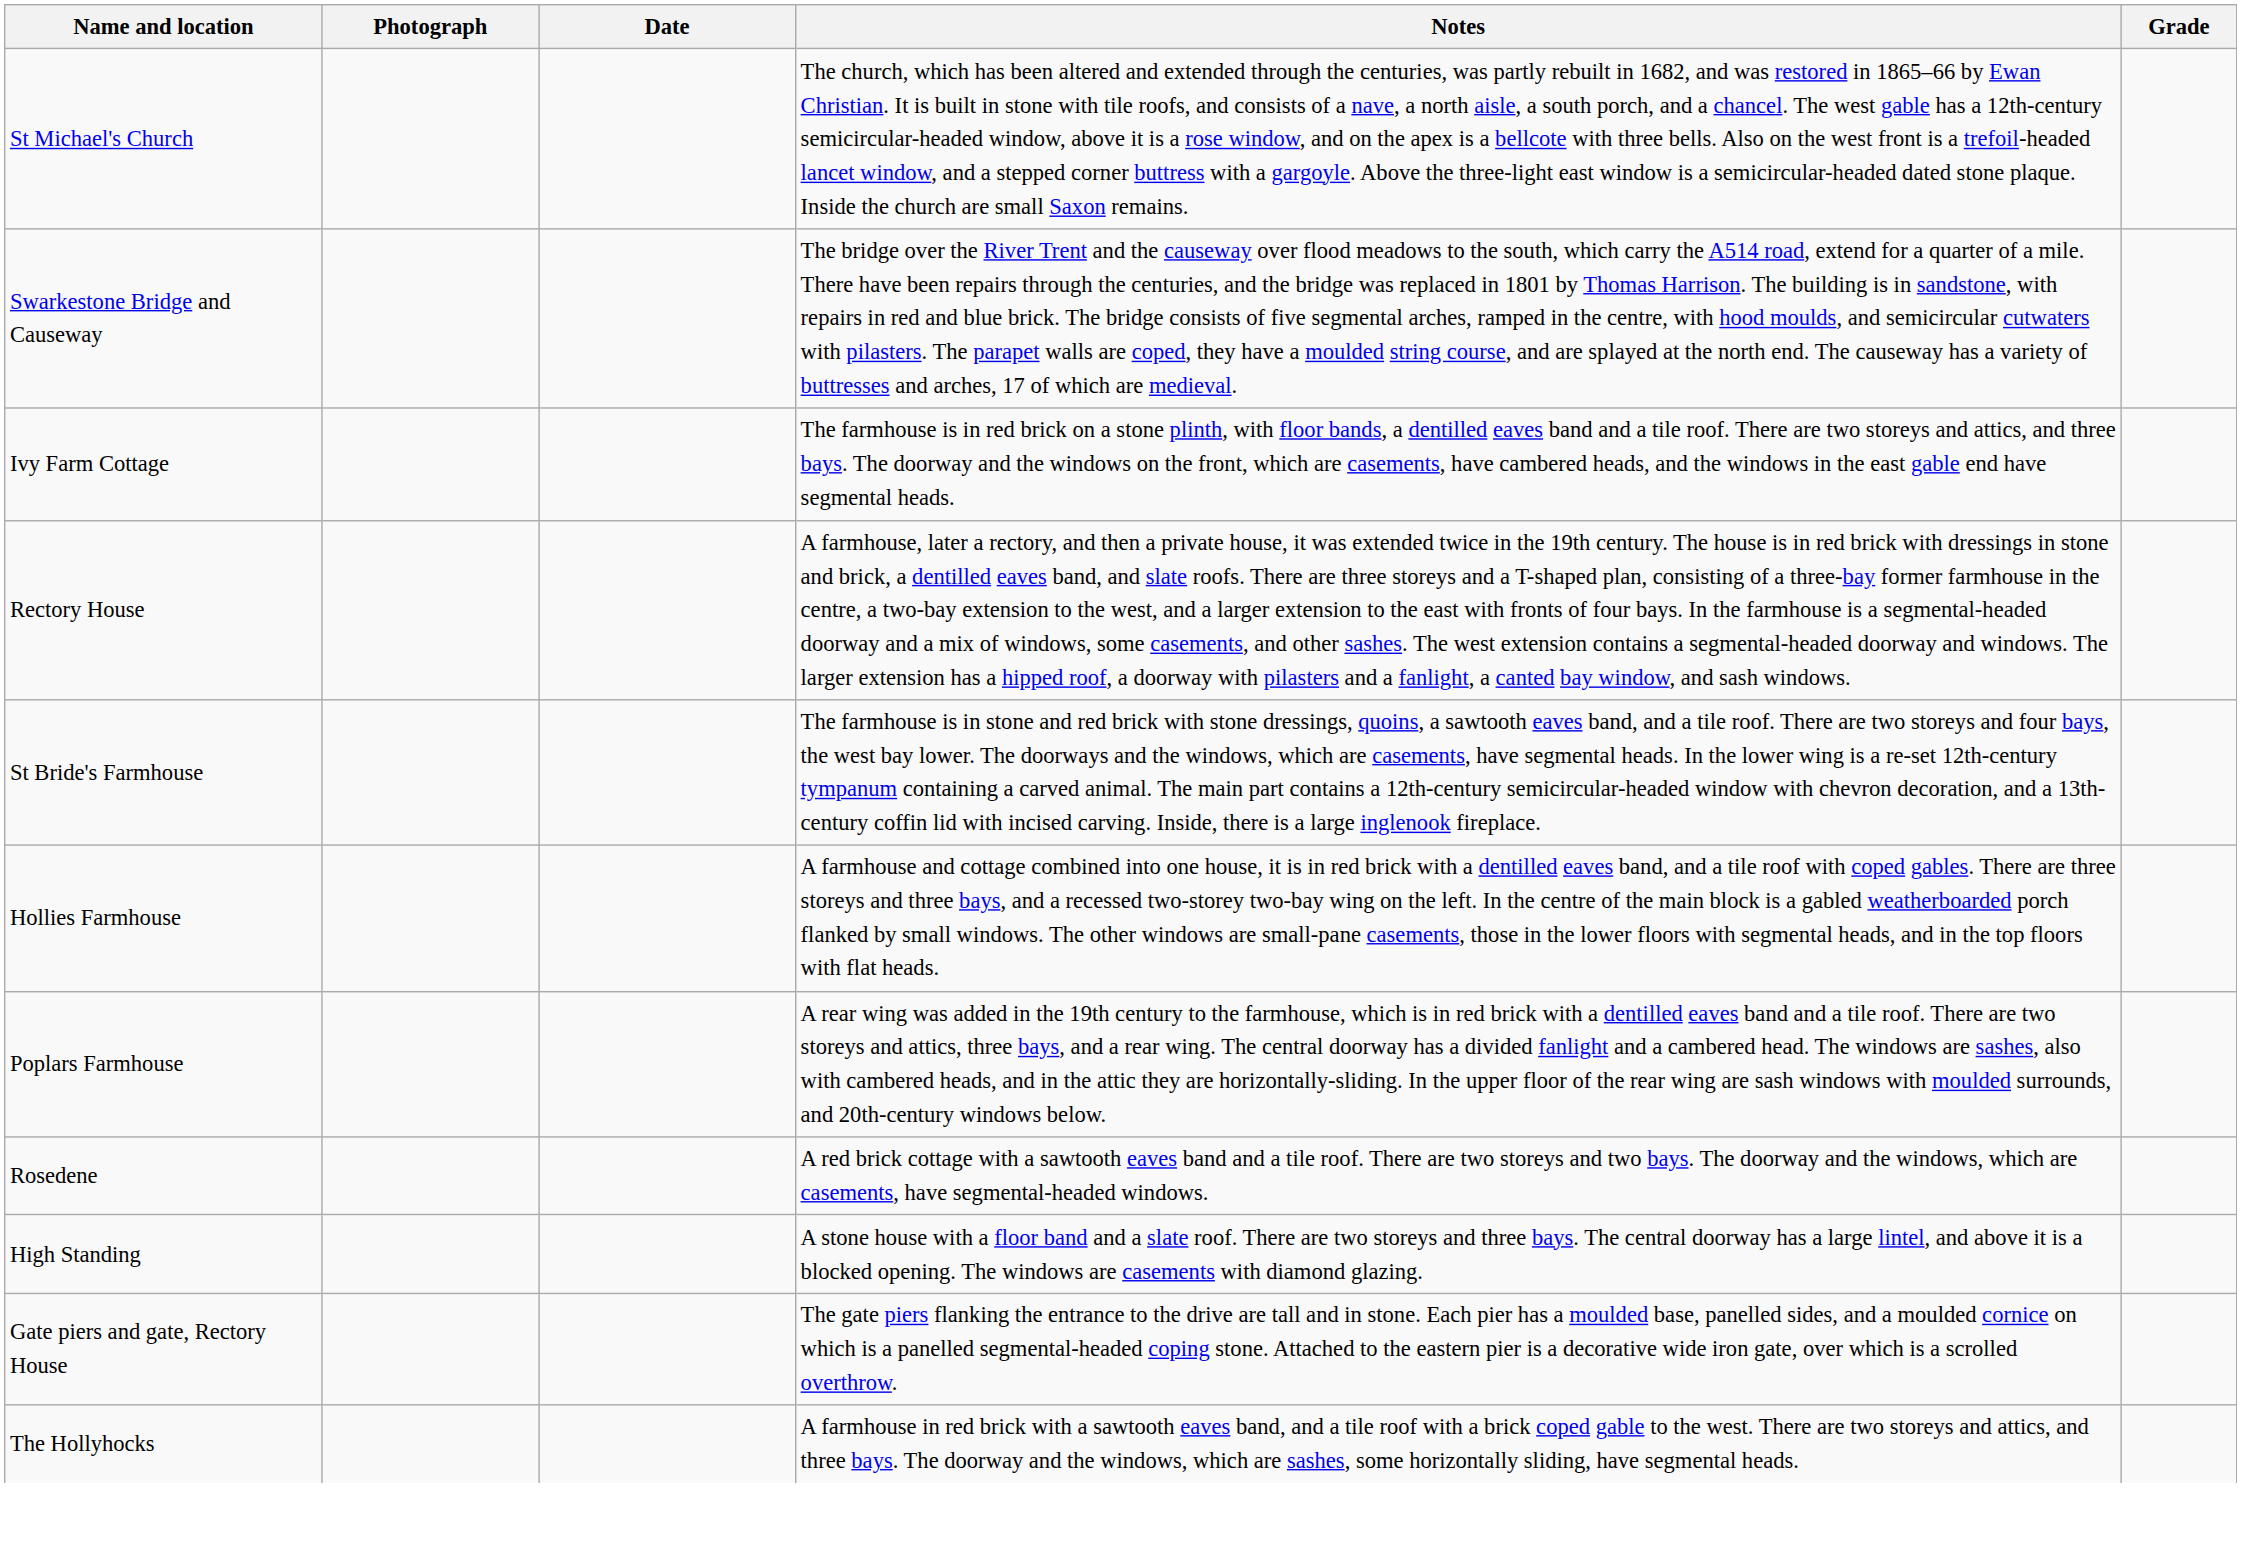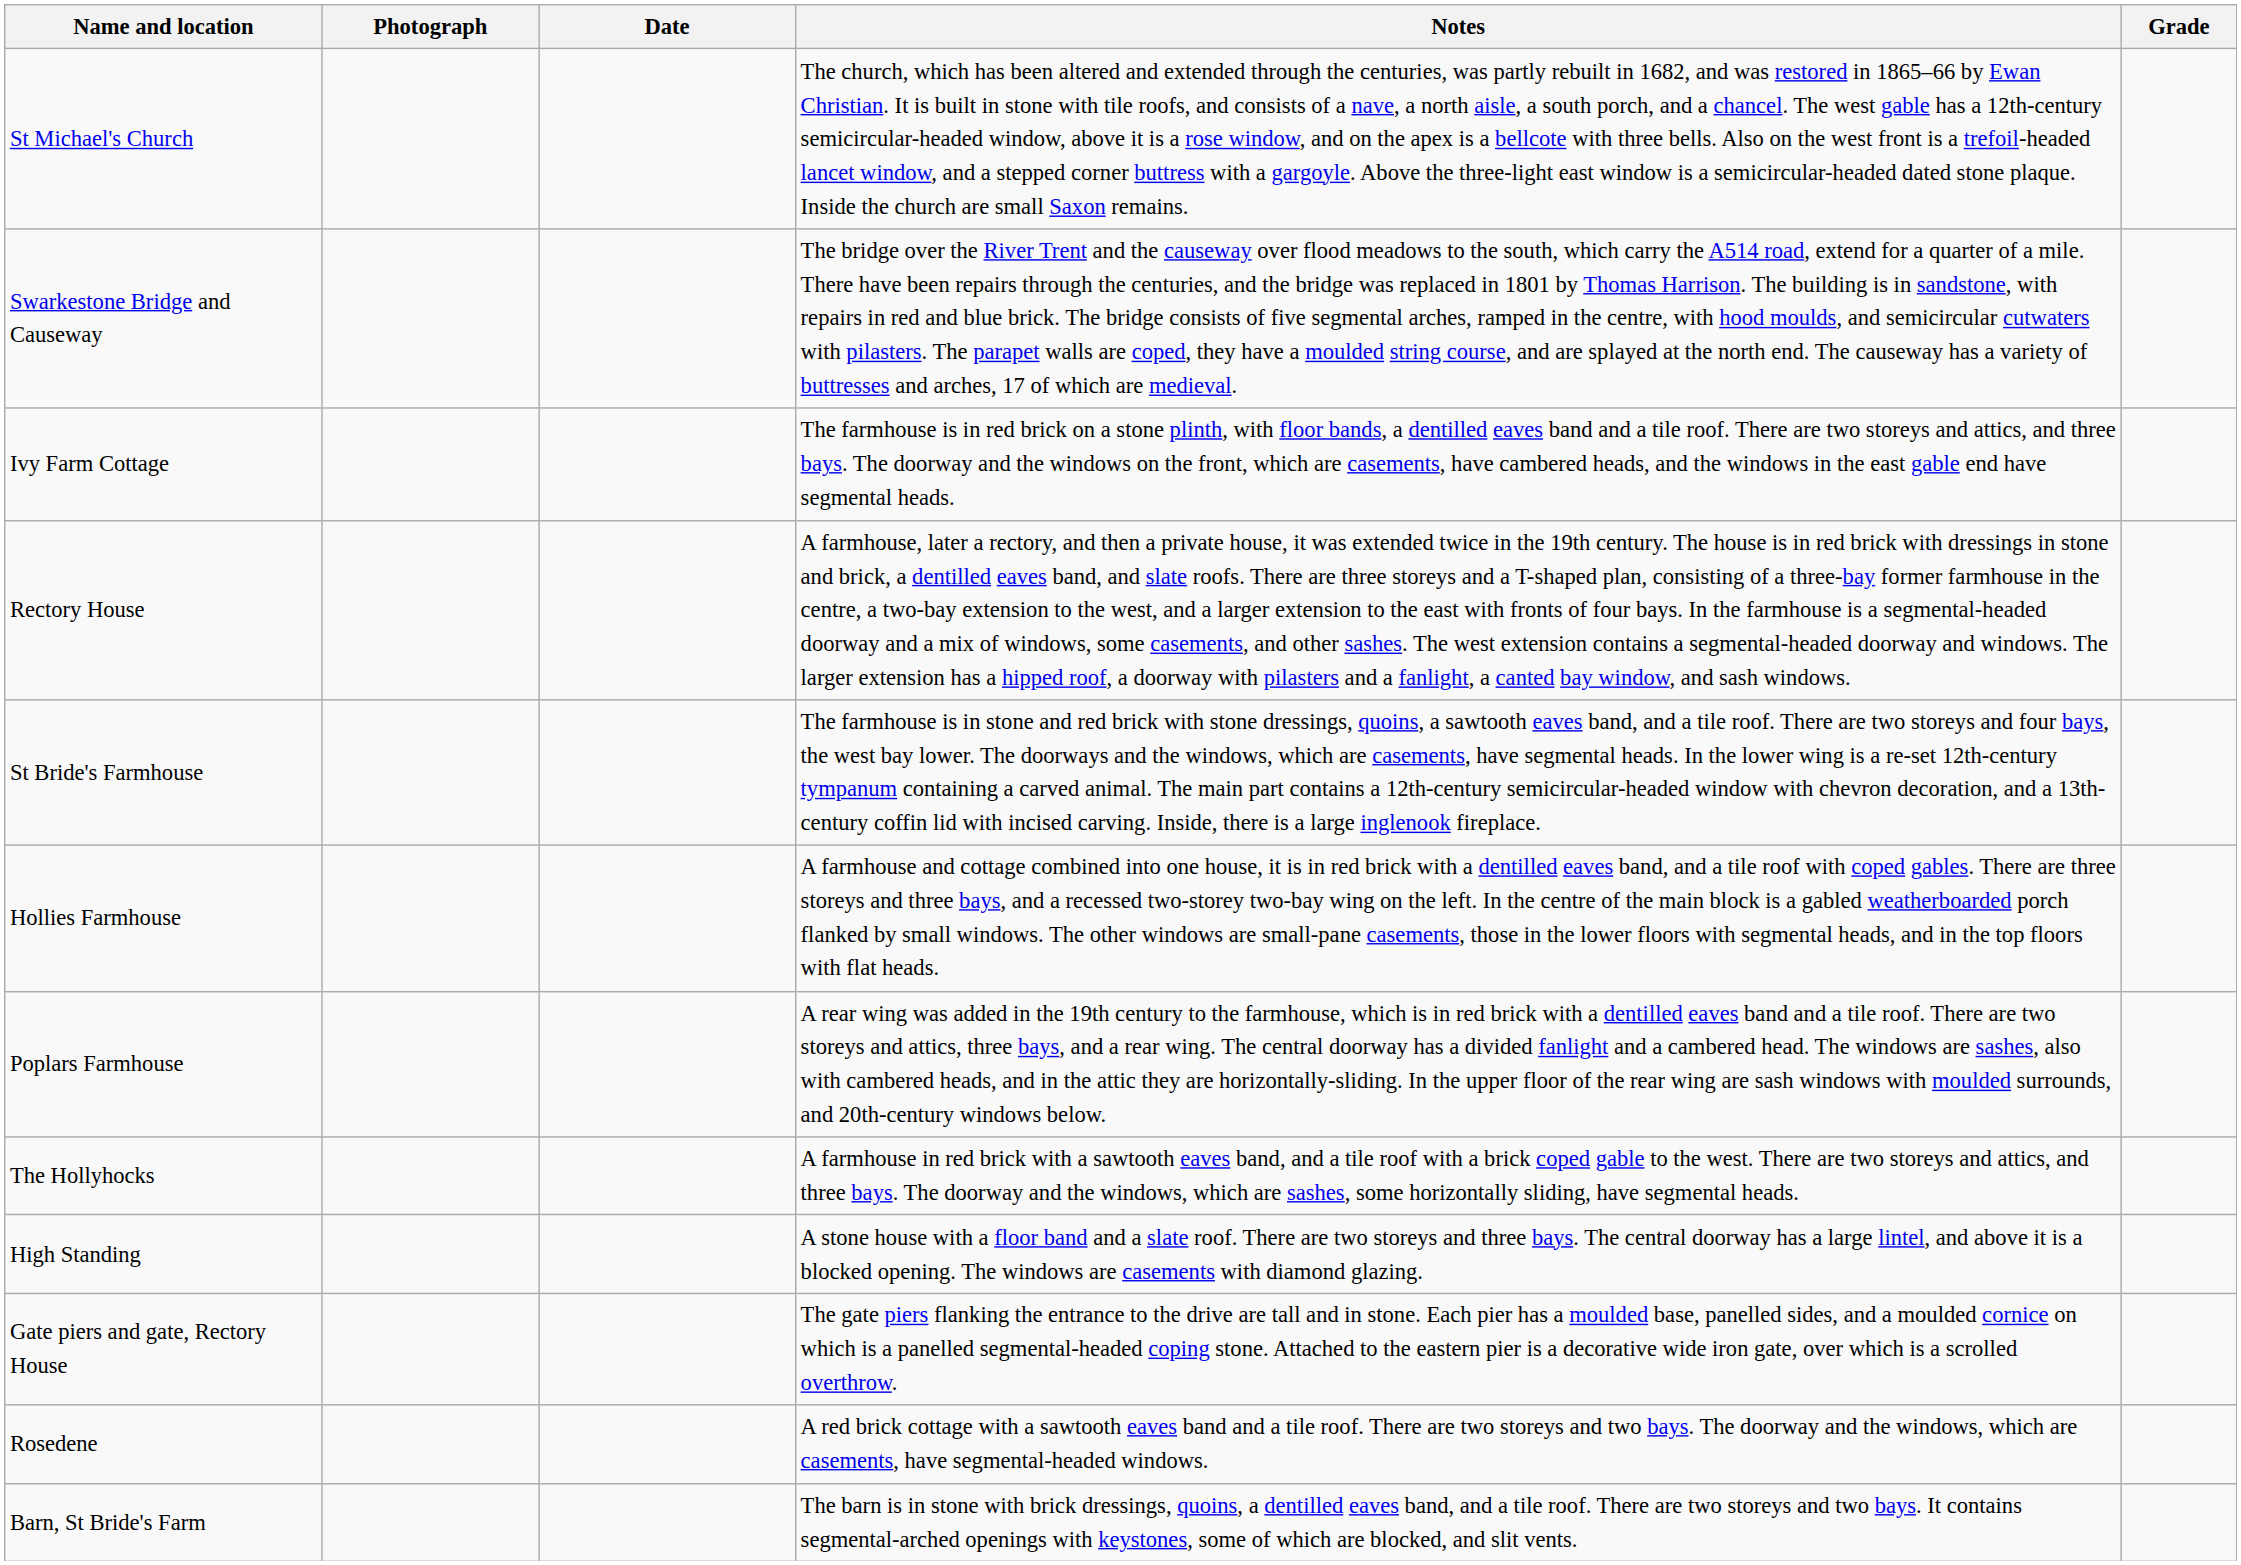rows swapped: (82, 1443) <-> (54, 1175)
+ row: (108, 1521)
